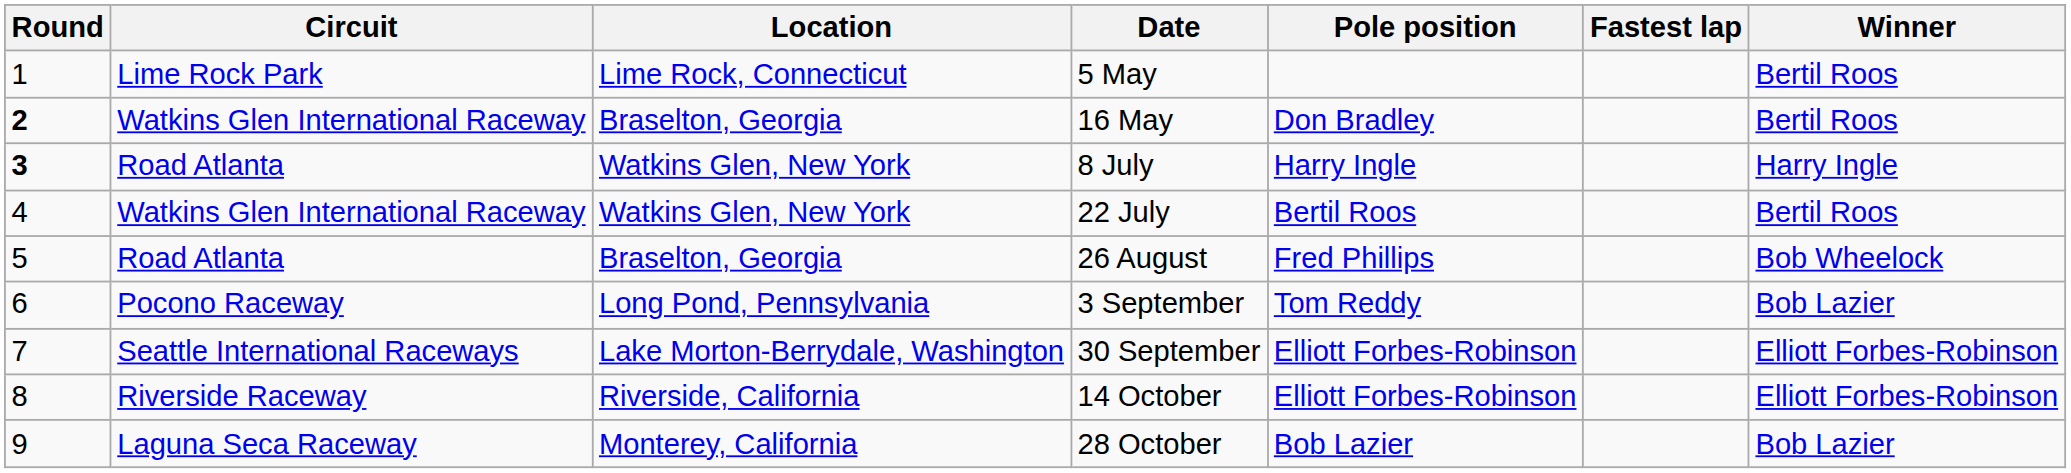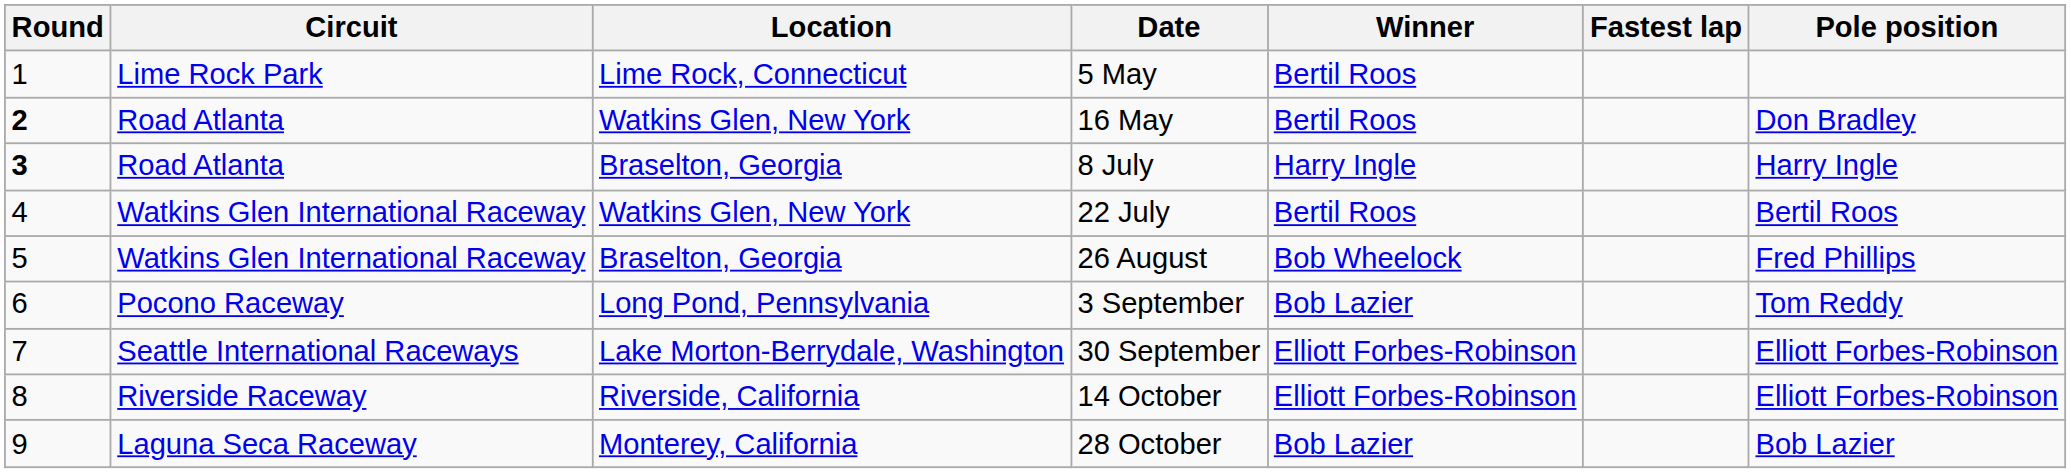columns swapped: (1425, 27) <-> (1907, 27)
(351, 119) Watkins Glen International Raceway -> (201, 119) Road Atlanta
(720, 119) Braselton, Georgia -> (755, 119) Watkins Glen, New York
(755, 166) Watkins Glen, New York -> (720, 166) Braselton, Georgia
(201, 258) Road Atlanta -> (351, 258) Watkins Glen International Raceway
